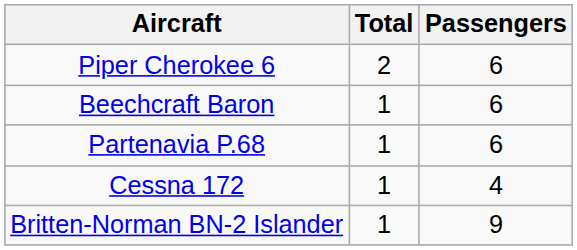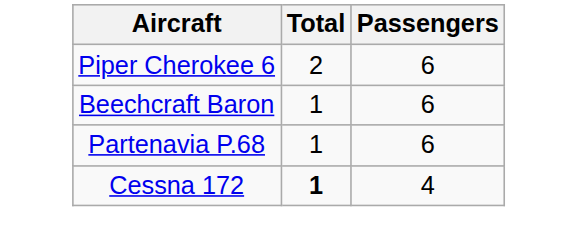(384, 184) normal -> (316, 184) bold
- row: (177, 225)
